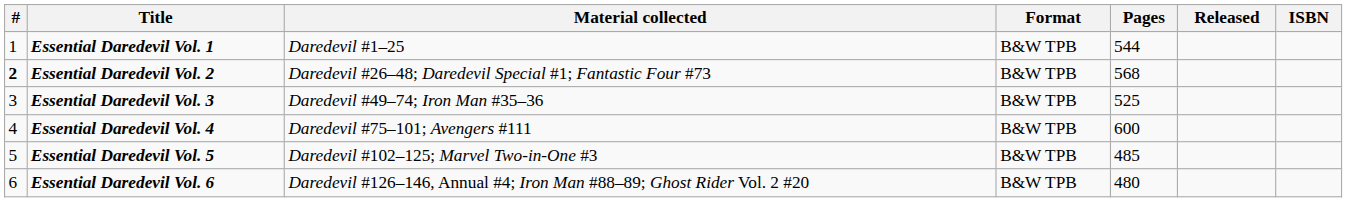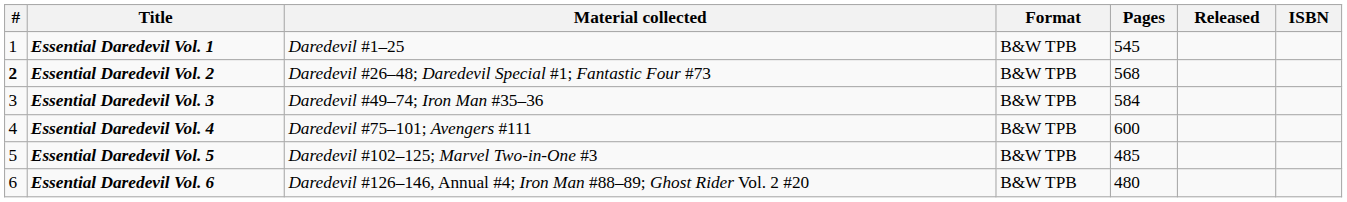(1127, 45) 544 -> (1127, 45) 545
(1127, 100) 525 -> (1127, 100) 584
